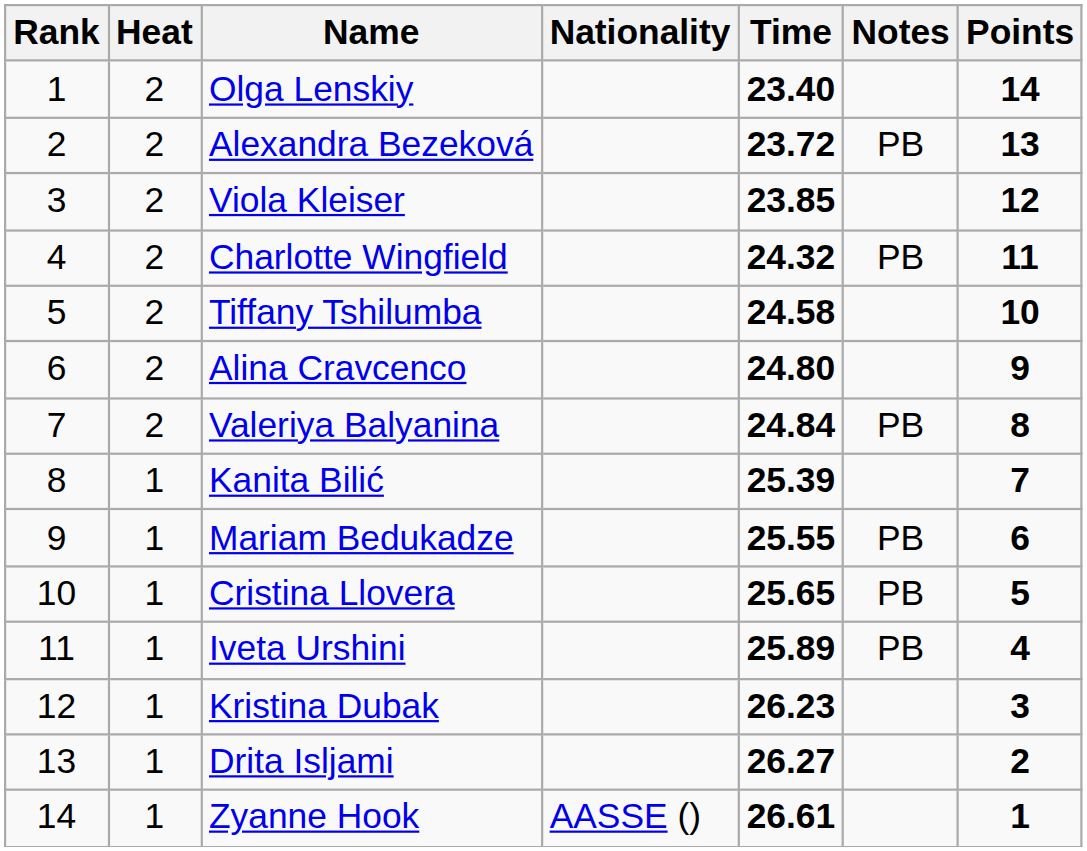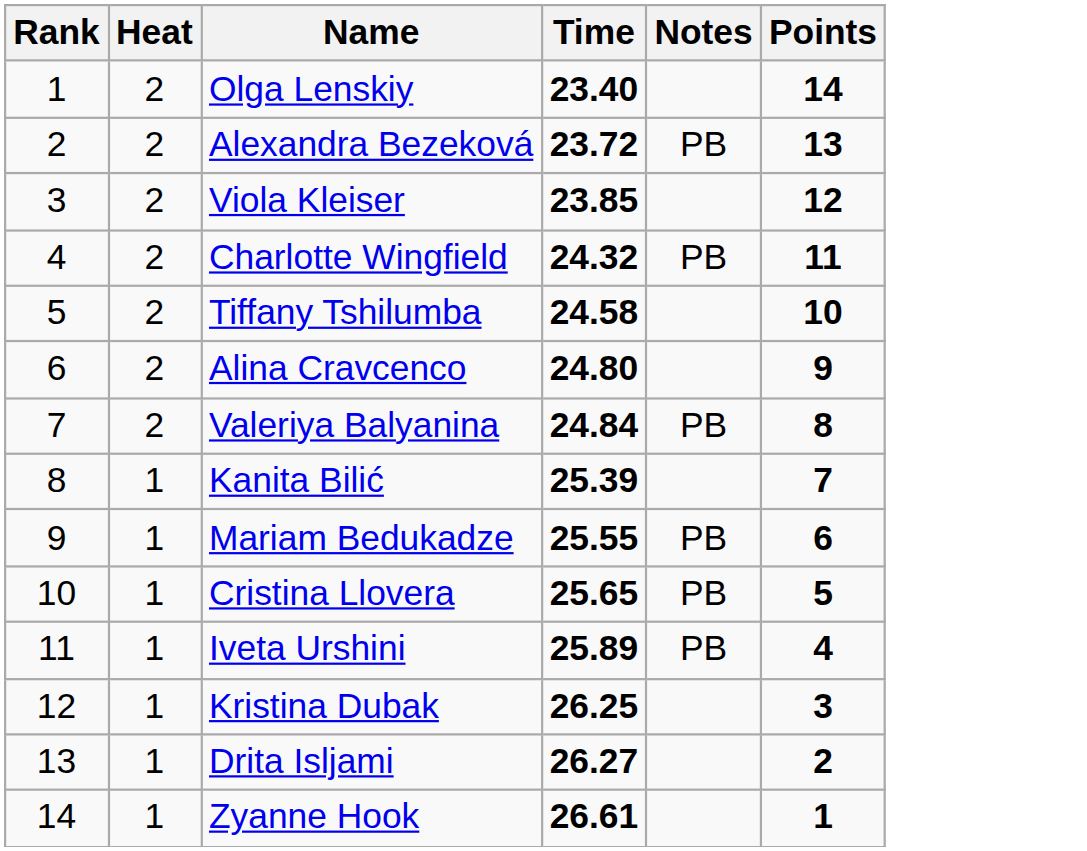- column: (640, 32)
(791, 705) 26.23 -> (594, 705) 26.25
